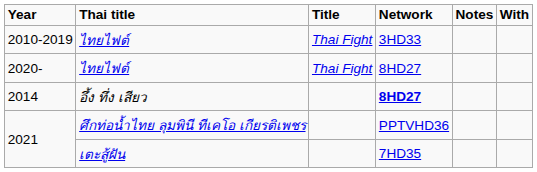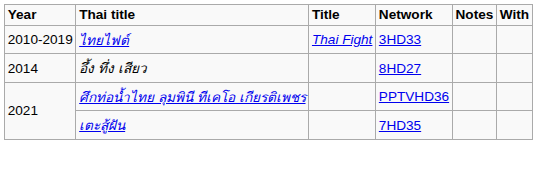- row: (25, 68)
(400, 97) bold -> (400, 68) normal
